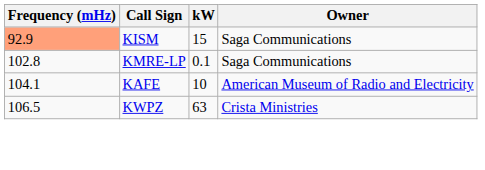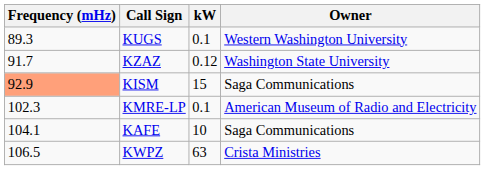+ row: (142, 38)
+ row: (142, 61)
(24, 61) 102.8 -> (24, 107) 102.3
(286, 61) Saga Communications -> (350, 107) American Museum of Radio and Electricity
(348, 84) American Museum of Radio and Electricity -> (289, 130) Saga Communications
